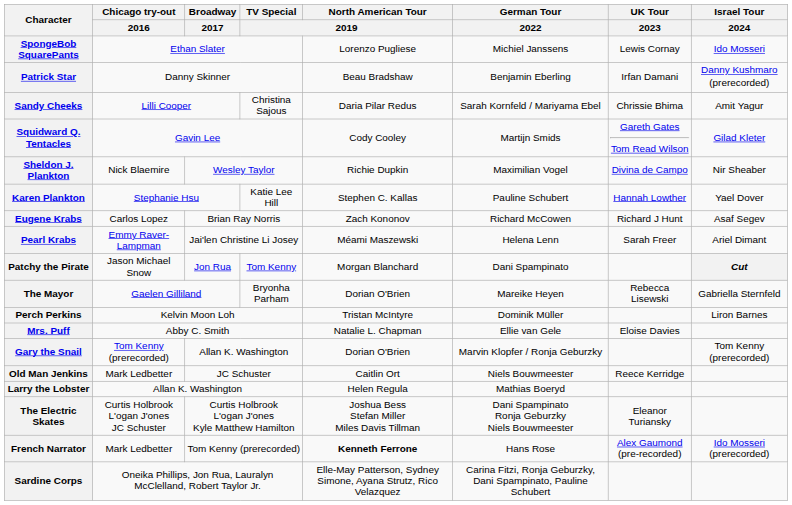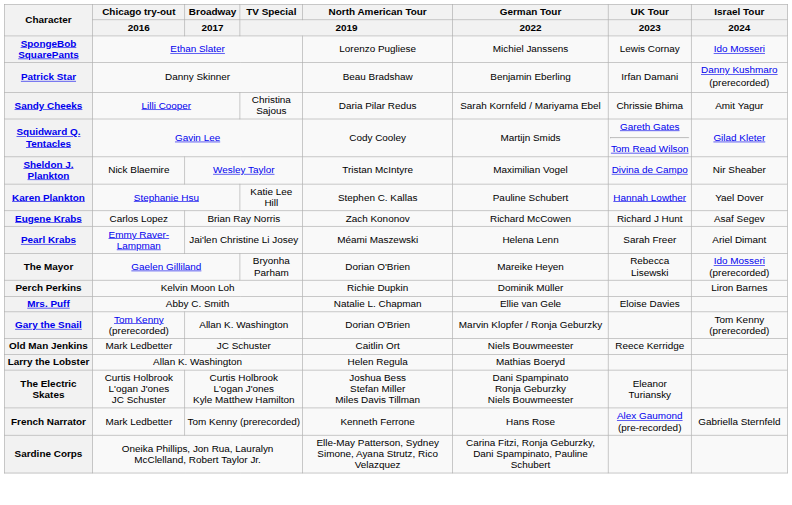(378, 170) Richie Dupkin -> (378, 170) Tristan McIntyre
- row: (48, 267)
(739, 293) Gabriella Sternfeld -> (739, 267) Ido Mosseri (prerecorded)
(378, 315) Tristan McIntyre -> (378, 288) Richie Dupkin
(378, 448) bold -> (378, 421) normal
(739, 448) Ido Mosseri (prerecorded) -> (739, 421) Gabriella Sternfeld
